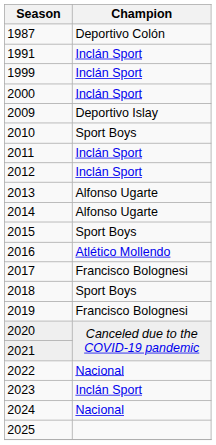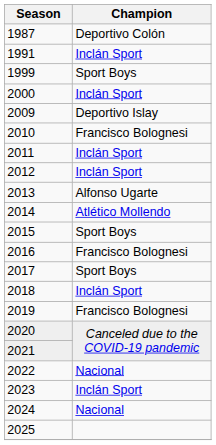(109, 73) Inclán Sport -> (106, 73) Sport Boys
(106, 133) Sport Boys -> (132, 133) Francisco Bolognesi
(117, 212) Alfonso Ugarte -> (123, 212) Atlético Mollendo
(123, 251) Atlético Mollendo -> (132, 251) Francisco Bolognesi
(132, 271) Francisco Bolognesi -> (106, 271) Sport Boys
(106, 291) Sport Boys -> (109, 291) Inclán Sport
